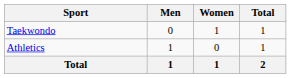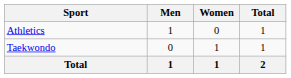rows swapped: (26, 47) <-> (31, 30)
